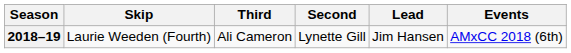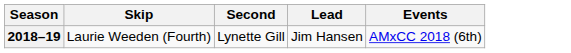- column: (255, 15)
